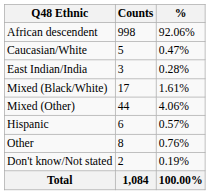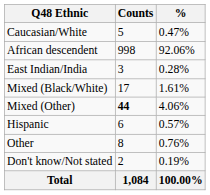rows swapped: (52, 32) <-> (47, 50)
(124, 106) normal -> (124, 106) bold
